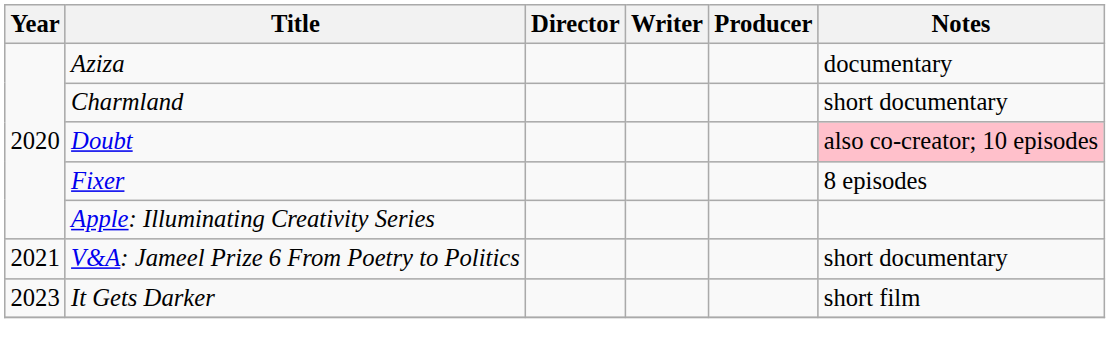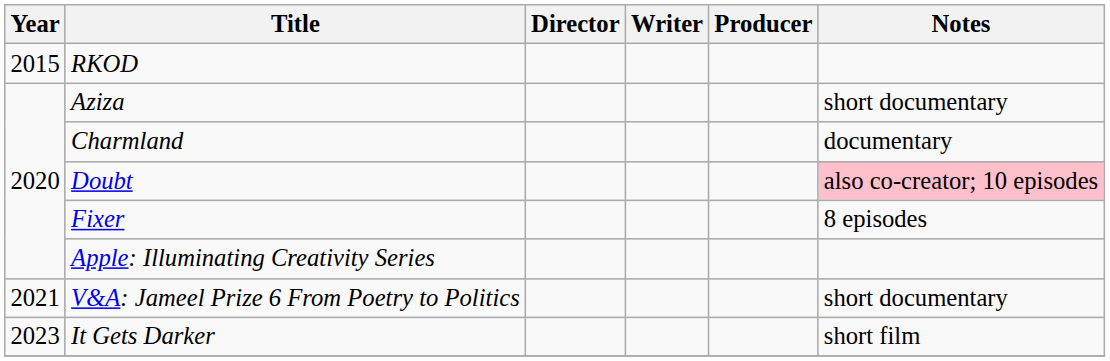+ row: (105, 63)
(888, 63) documentary -> (916, 102) short documentary
(916, 102) short documentary -> (888, 141) documentary
